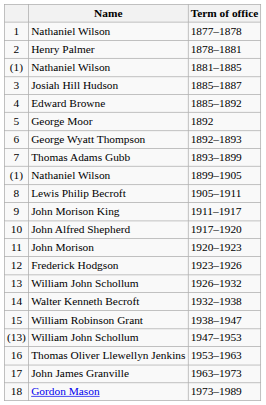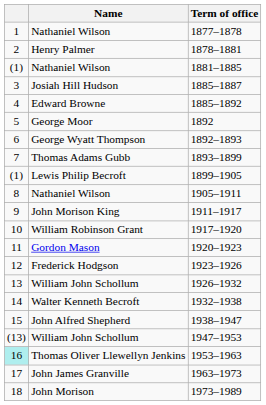(71, 175) Nathaniel Wilson -> (78, 175) Lewis Philip Becroft
(78, 193) Lewis Philip Becroft -> (71, 193) Nathaniel Wilson
(81, 229) John Alfred Shepherd -> (87, 229) William Robinson Grant
(63, 247) John Morison -> (65, 247) Gordon Mason
(87, 319) William Robinson Grant -> (81, 319) John Alfred Shepherd
(16, 355) no background -> (16, 355) paleturquoise background
(65, 391) Gordon Mason -> (63, 391) John Morison
